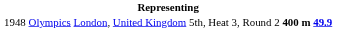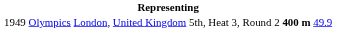(15, 22) 1948 -> (15, 22) 1949
(323, 22) bold -> (323, 22) normal
